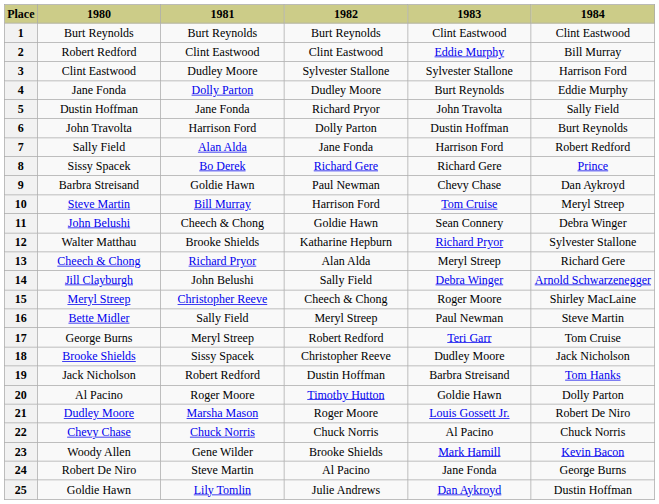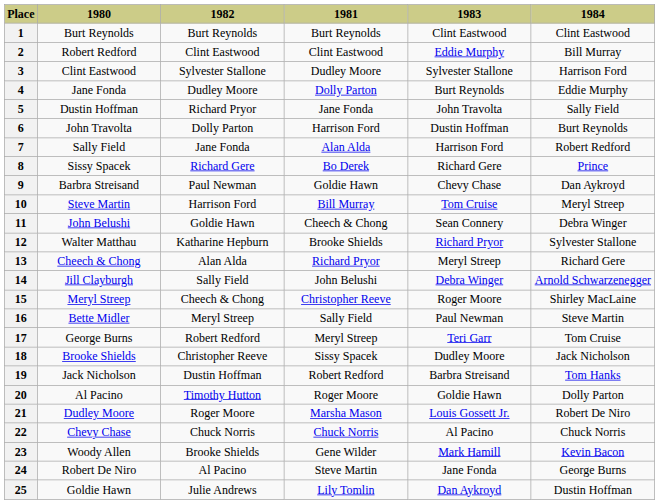columns swapped: (222, 14) <-> (346, 14)
